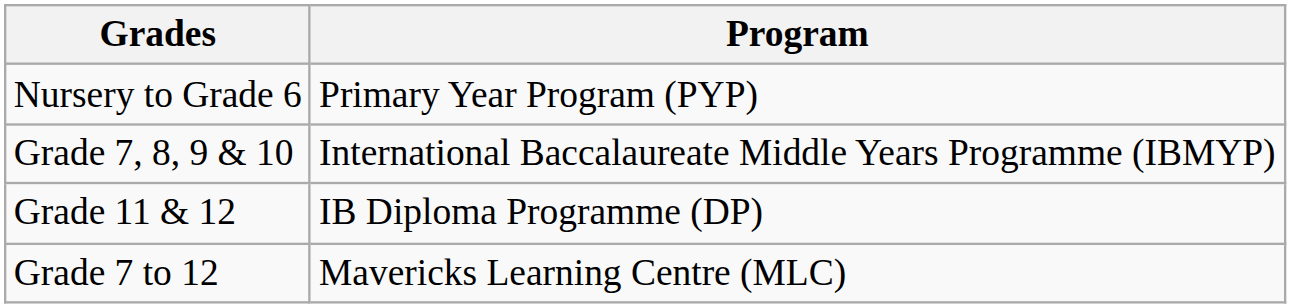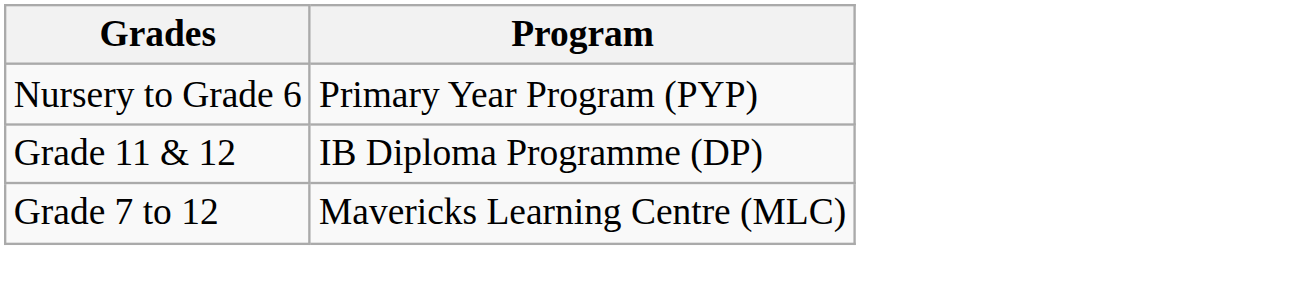- row: (154, 152)
